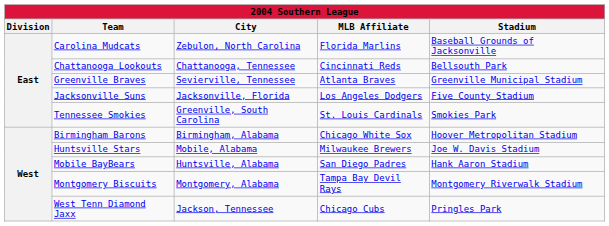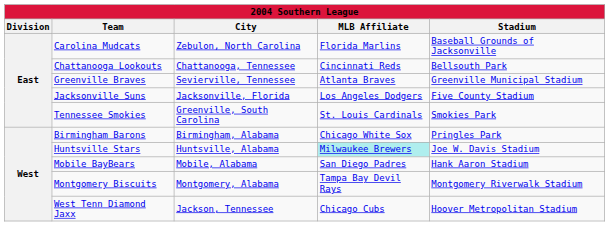(504, 135) Hoover Metropolitan Stadium -> (466, 135) Pringles Park
(217, 149) Mobile, Alabama -> (228, 149) Huntsville, Alabama
(366, 149) no background -> (366, 149) paleturquoise background
(228, 164) Huntsville, Alabama -> (217, 164) Mobile, Alabama
(466, 209) Pringles Park -> (504, 209) Hoover Metropolitan Stadium
